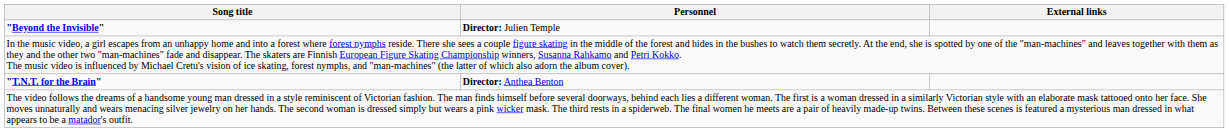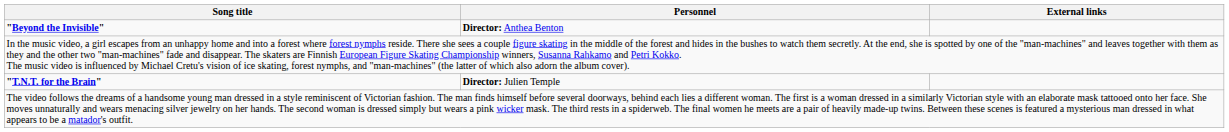(511, 28) Director: Julien Temple -> (513, 28) Director: Anthea Benton
(513, 81) Director: Anthea Benton -> (511, 81) Director: Julien Temple
